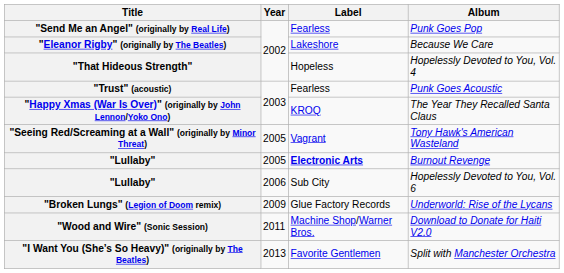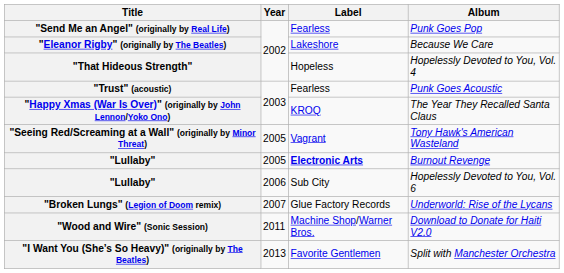(274, 204) 2009 -> (274, 204) 2007
